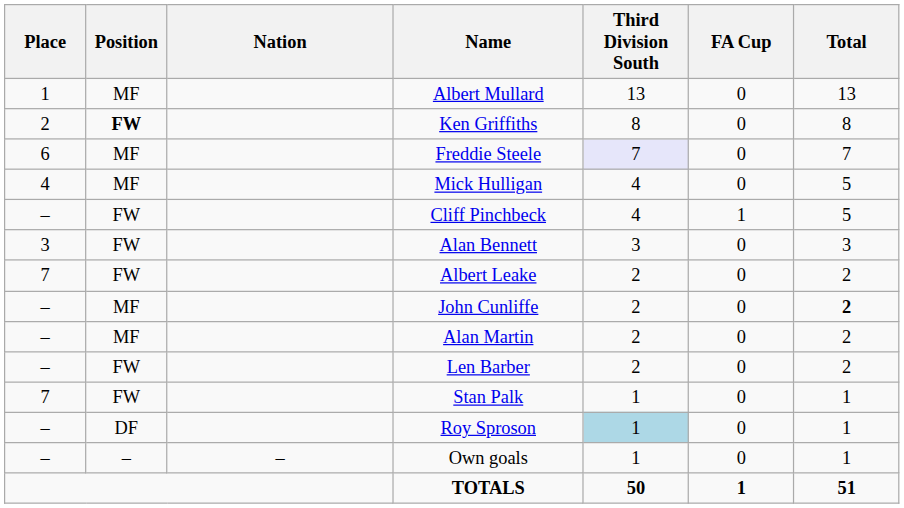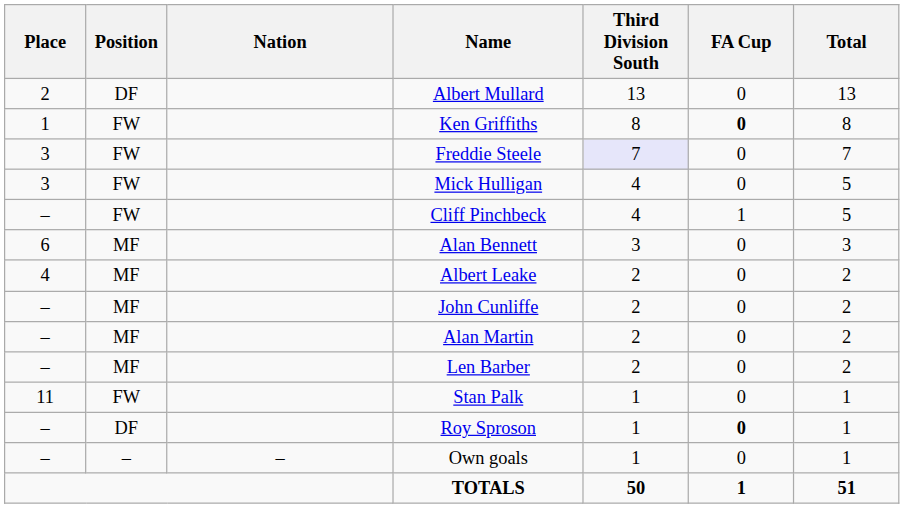(45, 93) 1 -> (45, 93) 2
(126, 93) MF -> (126, 93) DF
(45, 124) 2 -> (45, 124) 1
(126, 124) bold -> (126, 124) normal
(741, 124) normal -> (741, 124) bold
(45, 154) 6 -> (45, 154) 3
(126, 154) MF -> (126, 154) FW
(45, 184) 4 -> (45, 184) 3
(126, 184) MF -> (126, 184) FW
(45, 245) 3 -> (45, 245) 6
(126, 245) FW -> (126, 245) MF
(45, 275) 7 -> (45, 275) 4
(126, 275) FW -> (126, 275) MF
(847, 306) bold -> (847, 306) normal
(126, 366) FW -> (126, 366) MF
(45, 396) 7 -> (45, 396) 11
(636, 427) lightblue background -> (636, 427) no background
(741, 427) normal -> (741, 427) bold
